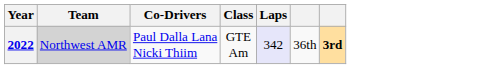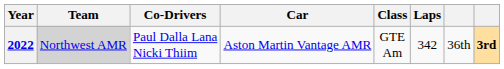+ column: (297, 15)
(273, 45) lavender background -> (427, 45) no background
